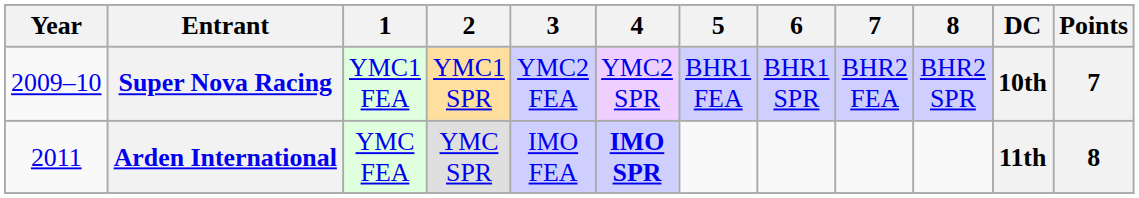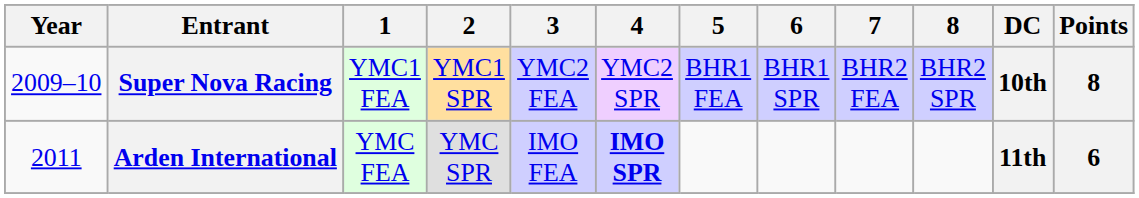(1094, 83) 7 -> (1094, 83) 8
(1094, 156) 8 -> (1094, 156) 6
